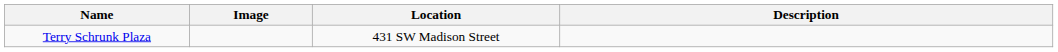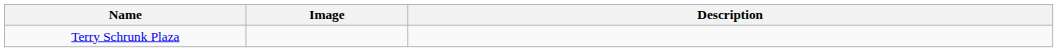- column: (436, 15)
